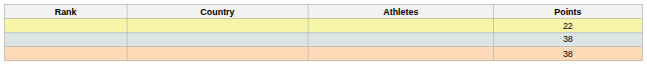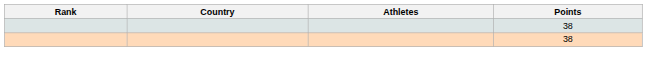- row: (66, 26)
